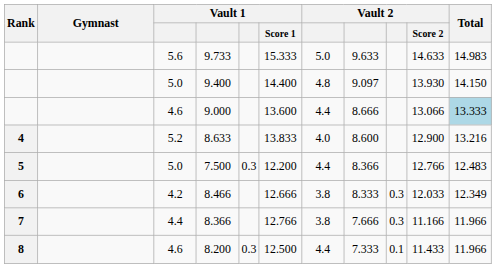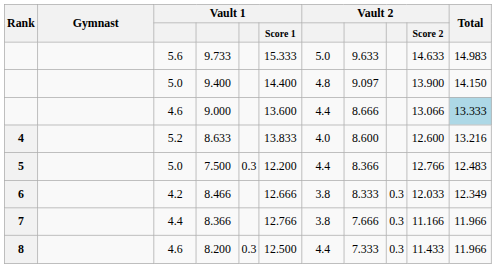(428, 83) 13.930 -> (428, 83) 13.900
(428, 138) 12.900 -> (428, 138) 12.600
(397, 249) 0.1 -> (397, 249) 0.3
